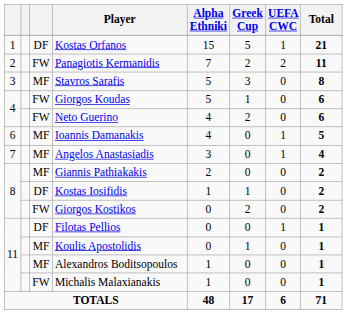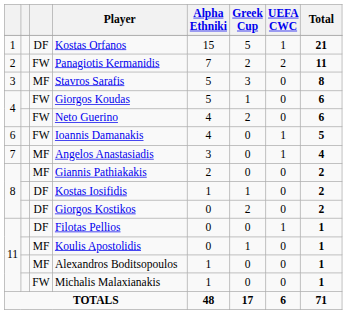(41, 136) MF -> (41, 136) FW
(41, 209) FW -> (41, 209) DF
